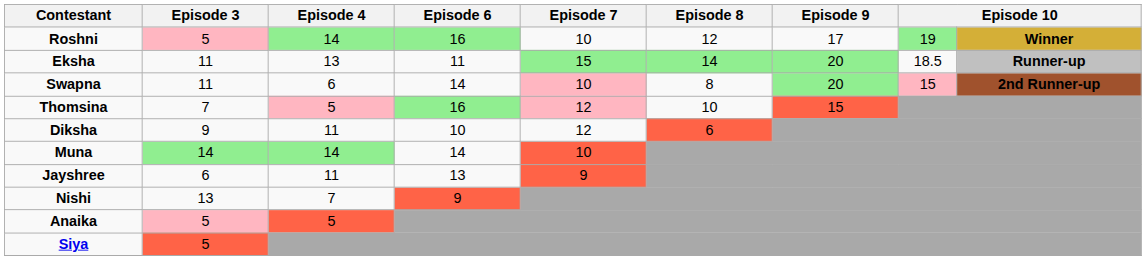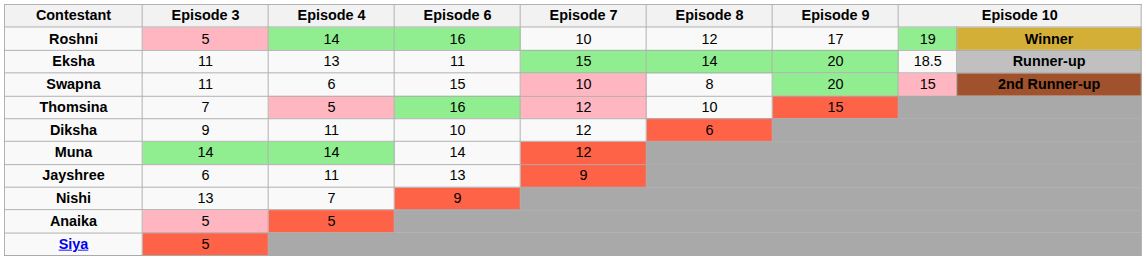(458, 84) 14 -> (458, 84) 15
(584, 152) 10 -> (584, 152) 12
